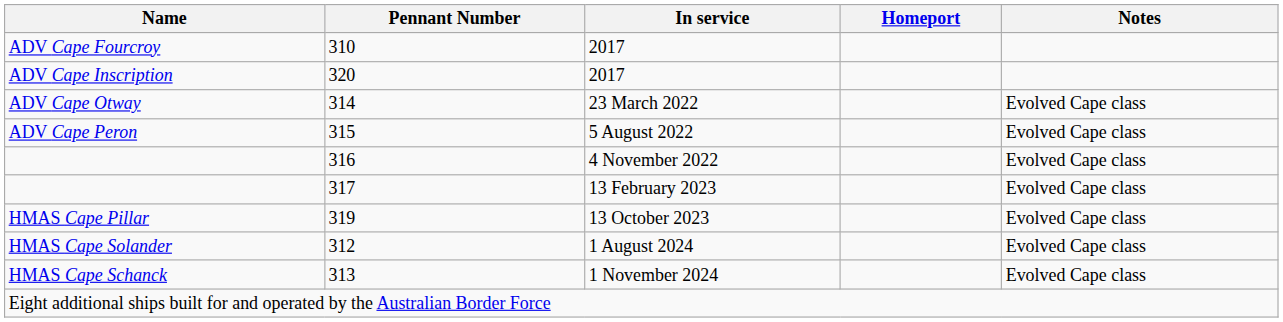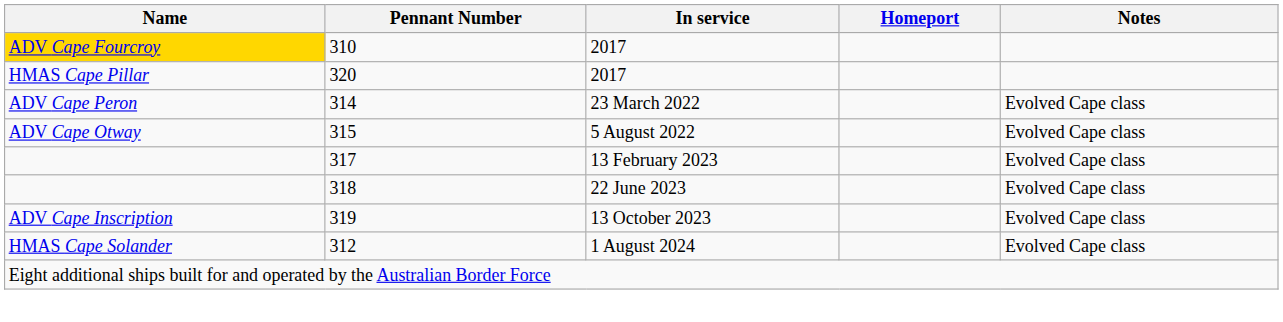(85, 47) no background -> (85, 47) gold background
(91, 75) ADV Cape Inscription -> (79, 75) HMAS Cape Pillar
(75, 103) ADV Cape Otway -> (73, 103) ADV Cape Peron
(73, 132) ADV Cape Peron -> (75, 132) ADV Cape Otway
- row: (342, 160)
+ row: (343, 189)
(79, 217) HMAS Cape Pillar -> (91, 217) ADV Cape Inscription
- row: (342, 274)
